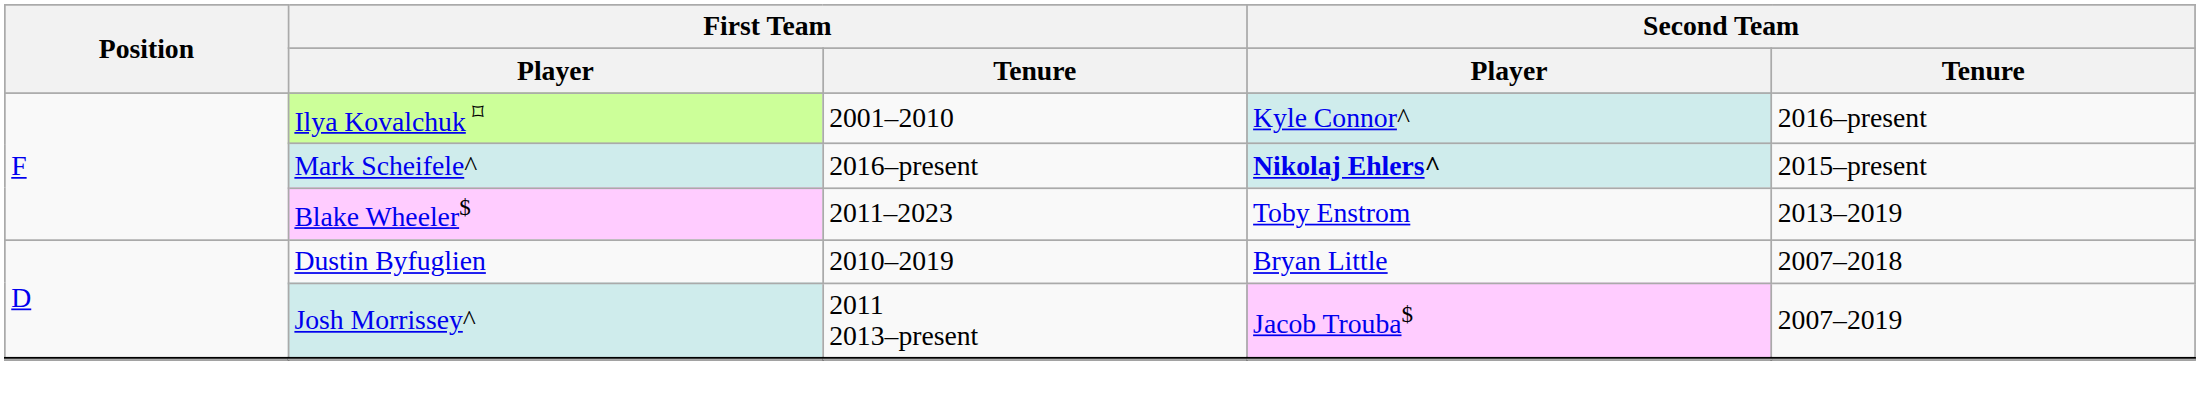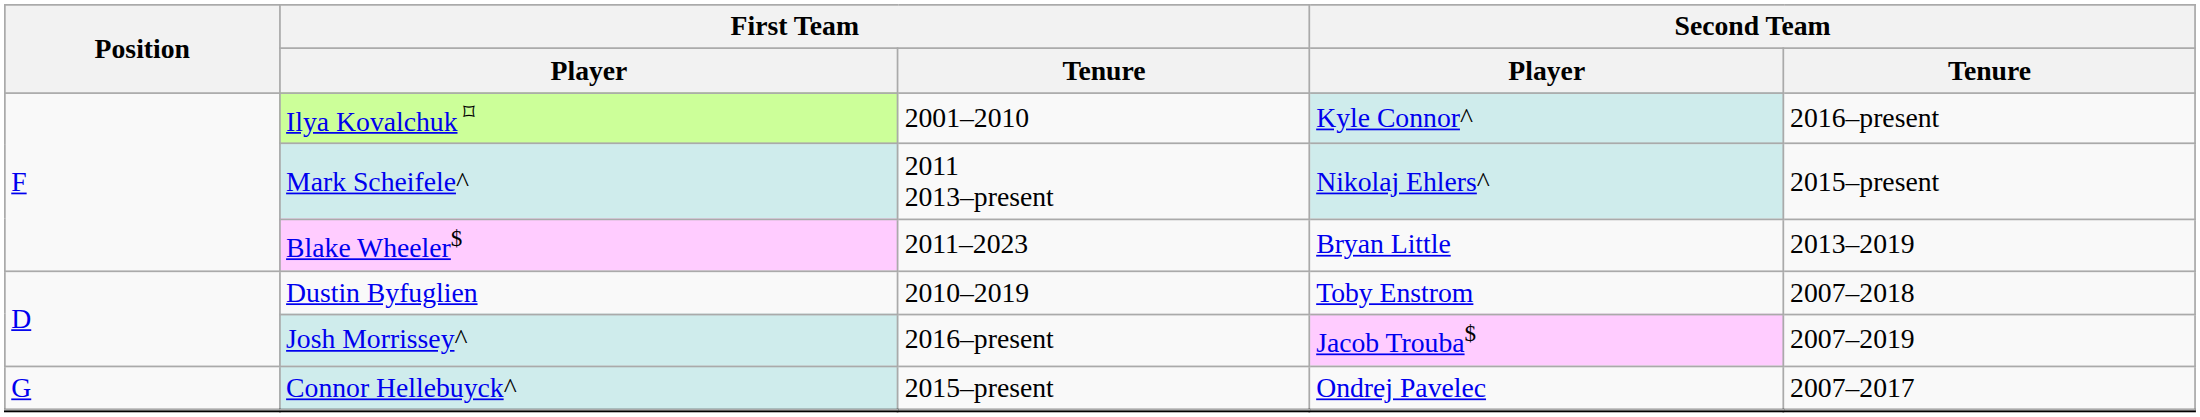(904, 165) 2016–present -> (979, 181) 2011 2013–present
(1347, 165) bold -> (1403, 181) normal
(1332, 213) Toby Enstrom -> (1383, 244) Bryan Little
(1320, 260) Bryan Little -> (1395, 292) Toby Enstrom
(904, 320) 2011 2013–present -> (979, 339) 2016–present
+ row: (401, 387)
